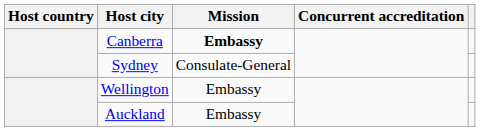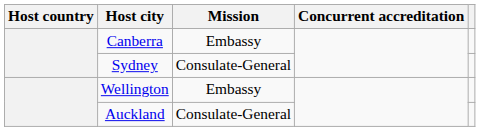(233, 41) bold -> (233, 41) normal
(233, 114) Embassy -> (233, 114) Consulate-General
